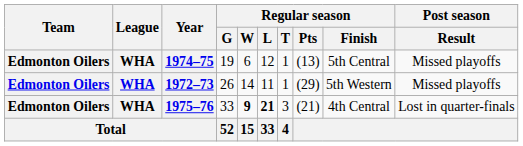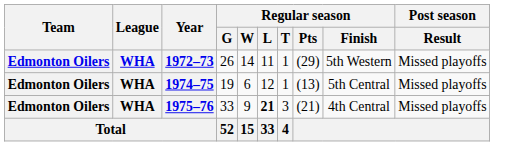rows swapped: (189, 84) <-> (189, 61)
(247, 107) bold -> (247, 107) normal
(456, 107) Lost in quarter-finals -> (442, 107) Missed playoffs
